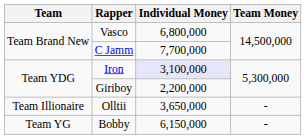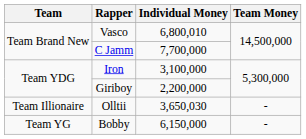(183, 32) 6,800,000 -> (183, 32) 6,800,010
(183, 69) lavender background -> (183, 69) no background
(183, 106) 3,650,000 -> (183, 106) 3,650,030
